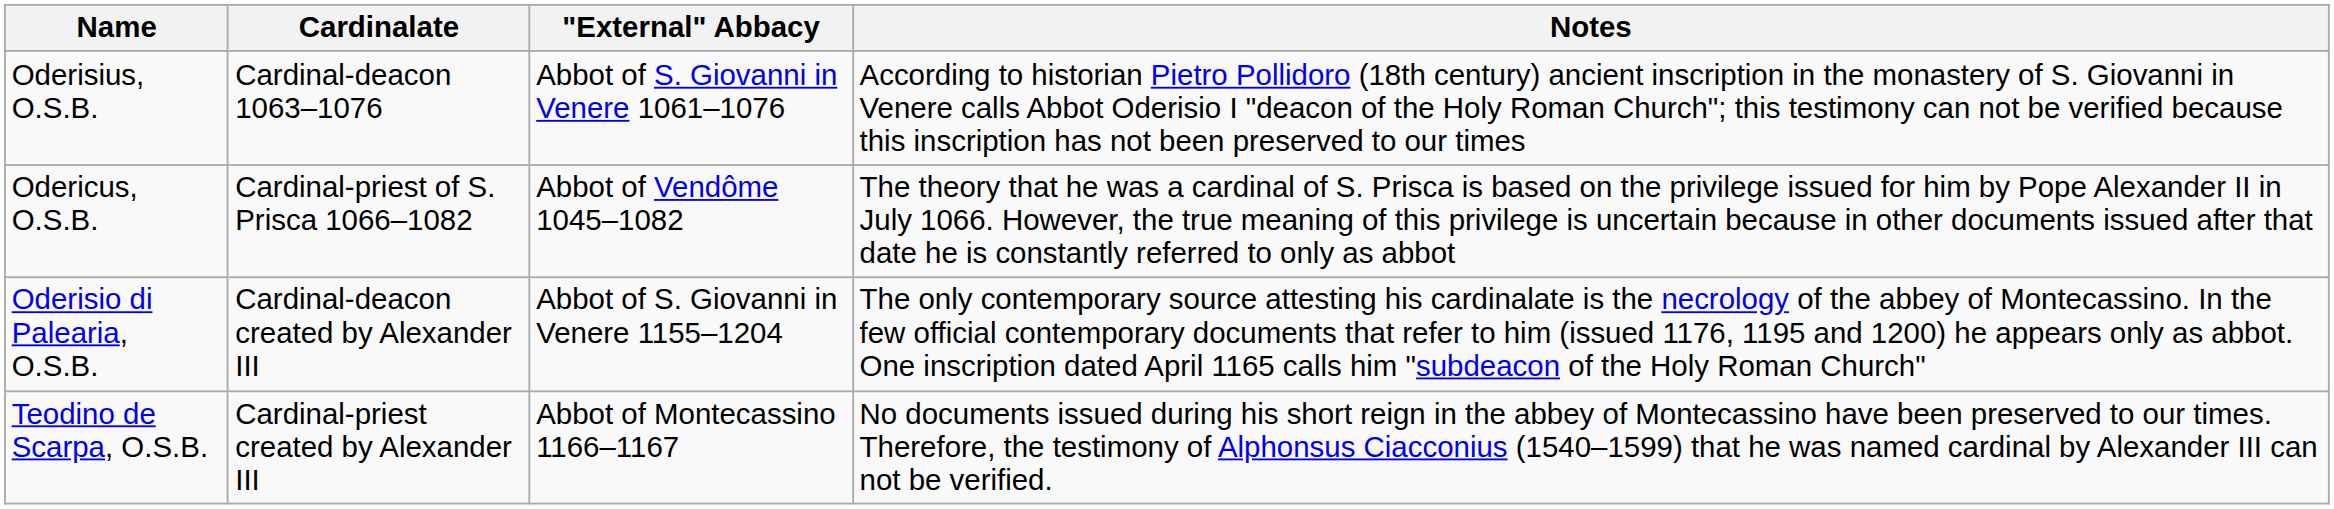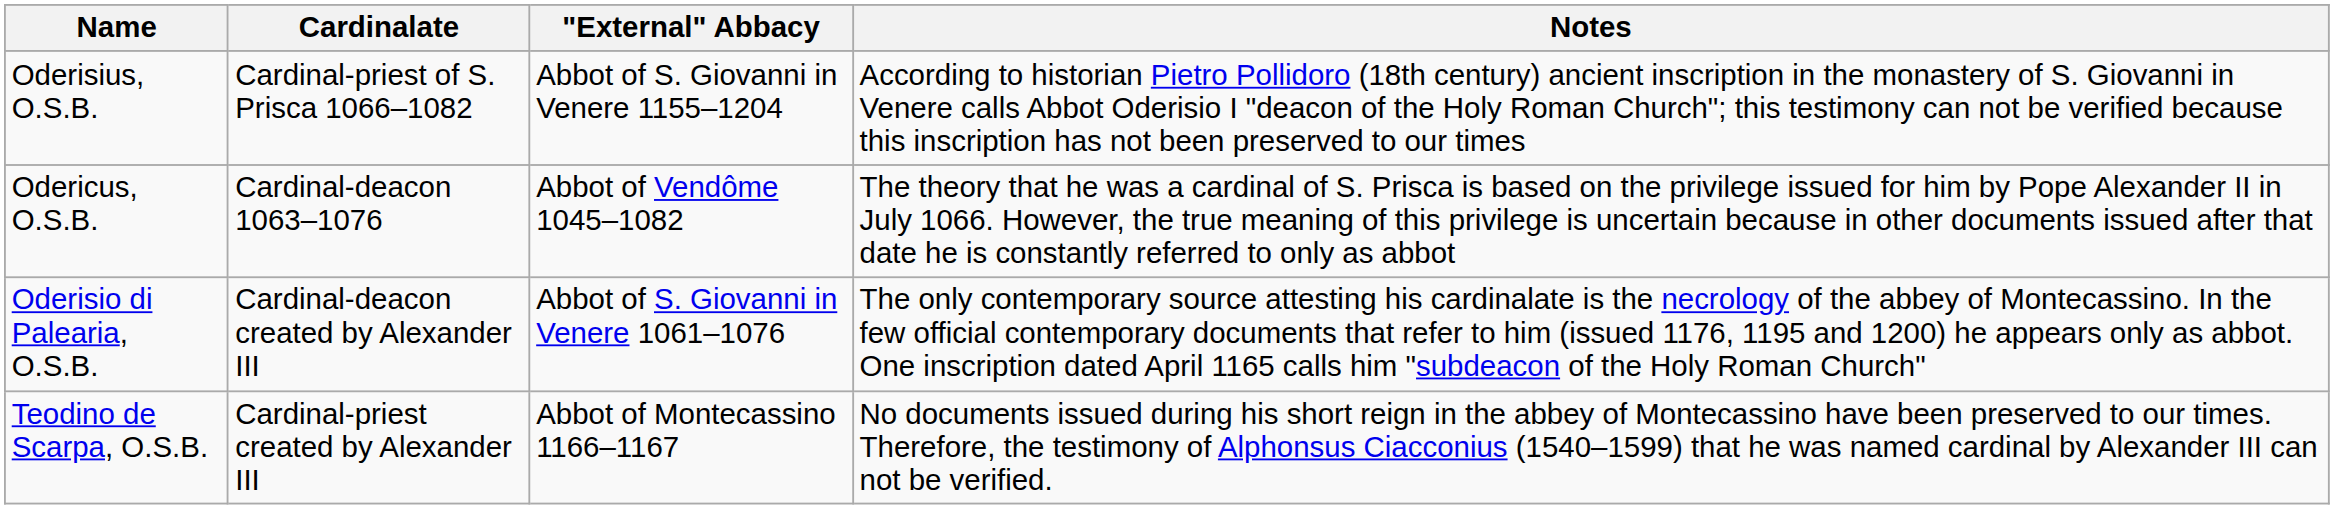(343, 91) Cardinal-deacon 1063–1076 -> (365, 91) Cardinal-priest of S. Prisca 1066–1082
(687, 91) Abbot of S. Giovanni in Venere 1061–1076 -> (687, 91) Abbot of S. Giovanni in Venere 1155–1204
(365, 204) Cardinal-priest of S. Prisca 1066–1082 -> (343, 204) Cardinal-deacon 1063–1076
(687, 316) Abbot of S. Giovanni in Venere 1155–1204 -> (687, 316) Abbot of S. Giovanni in Venere 1061–1076
